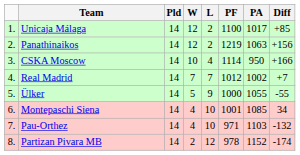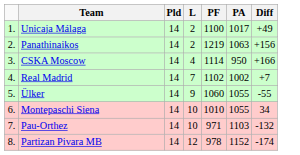- column: (192, 12)
(282, 28) +85 -> (265, 28) +49
(231, 77) 1012 -> (214, 77) 1102
(231, 93) 1000 -> (214, 93) 1060
(231, 110) 1001 -> (214, 110) 1010
(257, 110) 1085 -> (239, 110) 1055
